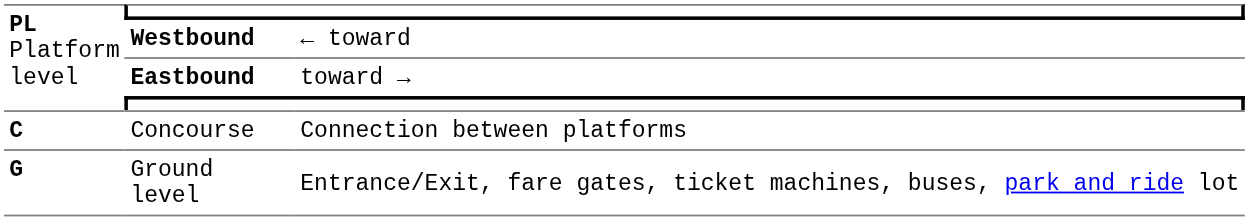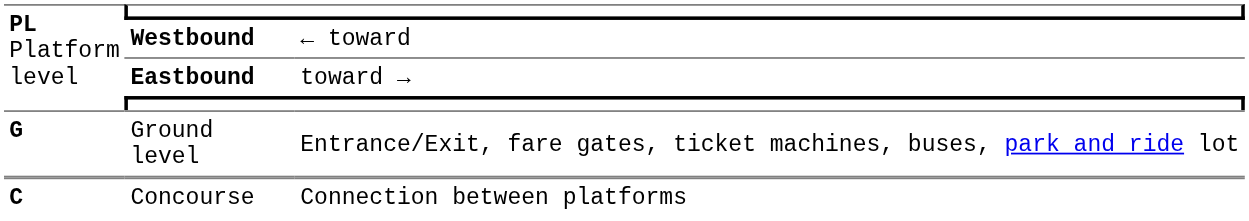rows swapped: (193, 131) <-> (172, 183)
